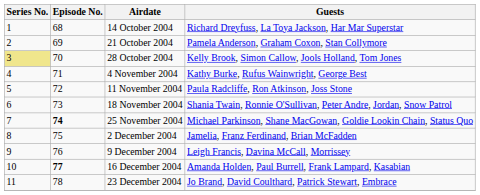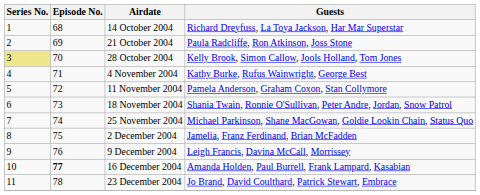(287, 43) Pamela Anderson, Graham Coxon, Stan Collymore -> (270, 43) Paula Radcliffe, Ron Atkinson, Joss Stone
(270, 89) Paula Radcliffe, Ron Atkinson, Joss Stone -> (287, 89) Pamela Anderson, Graham Coxon, Stan Collymore
(58, 120) bold -> (58, 120) normal
